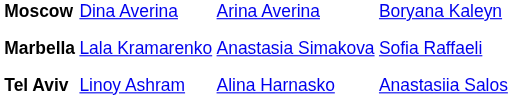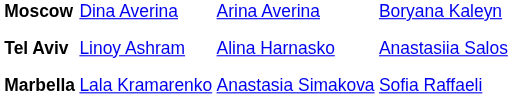rows swapped: (36, 85) <-> (40, 48)
